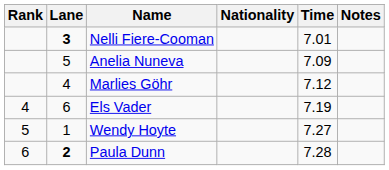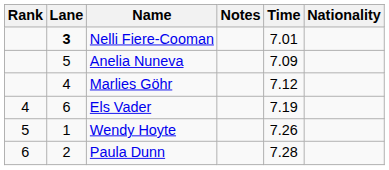columns swapped: (257, 15) <-> (361, 15)
(317, 130) 7.27 -> (284, 130) 7.26
(66, 152) bold -> (66, 152) normal
